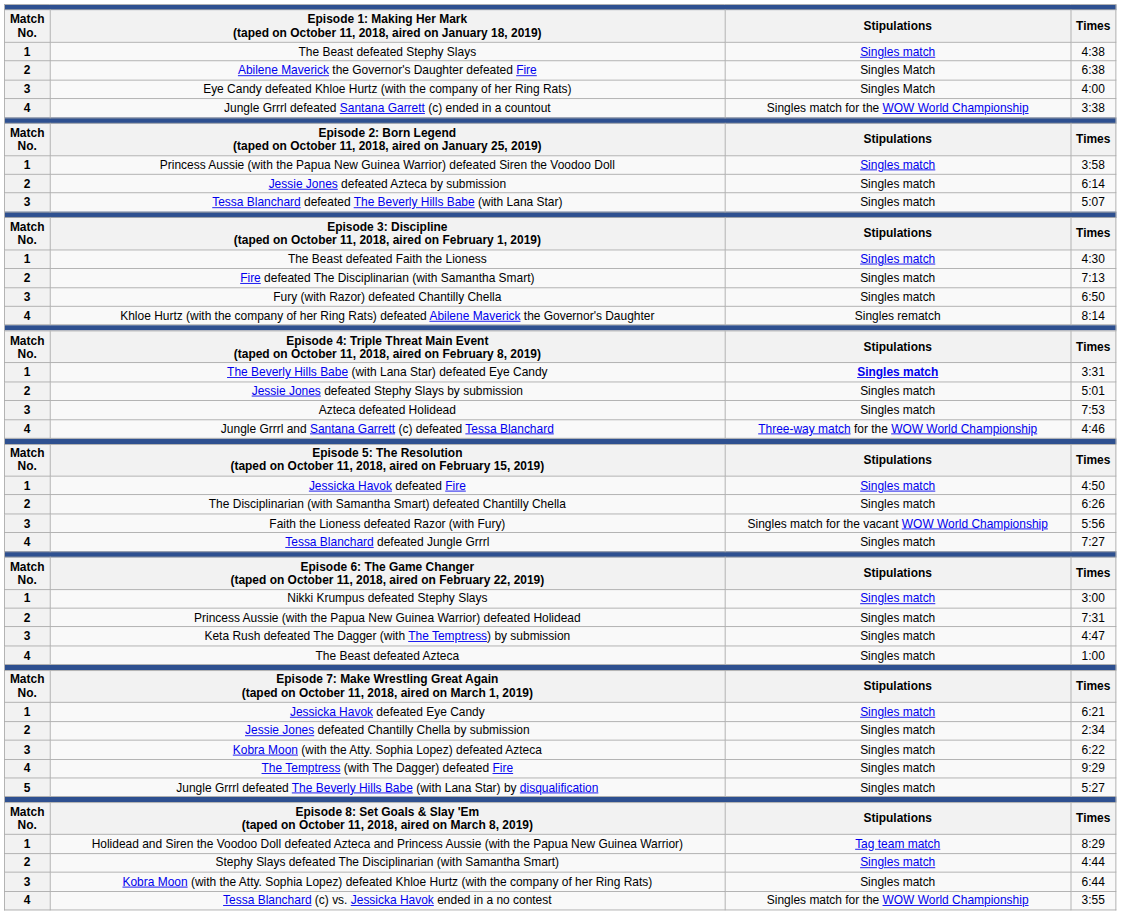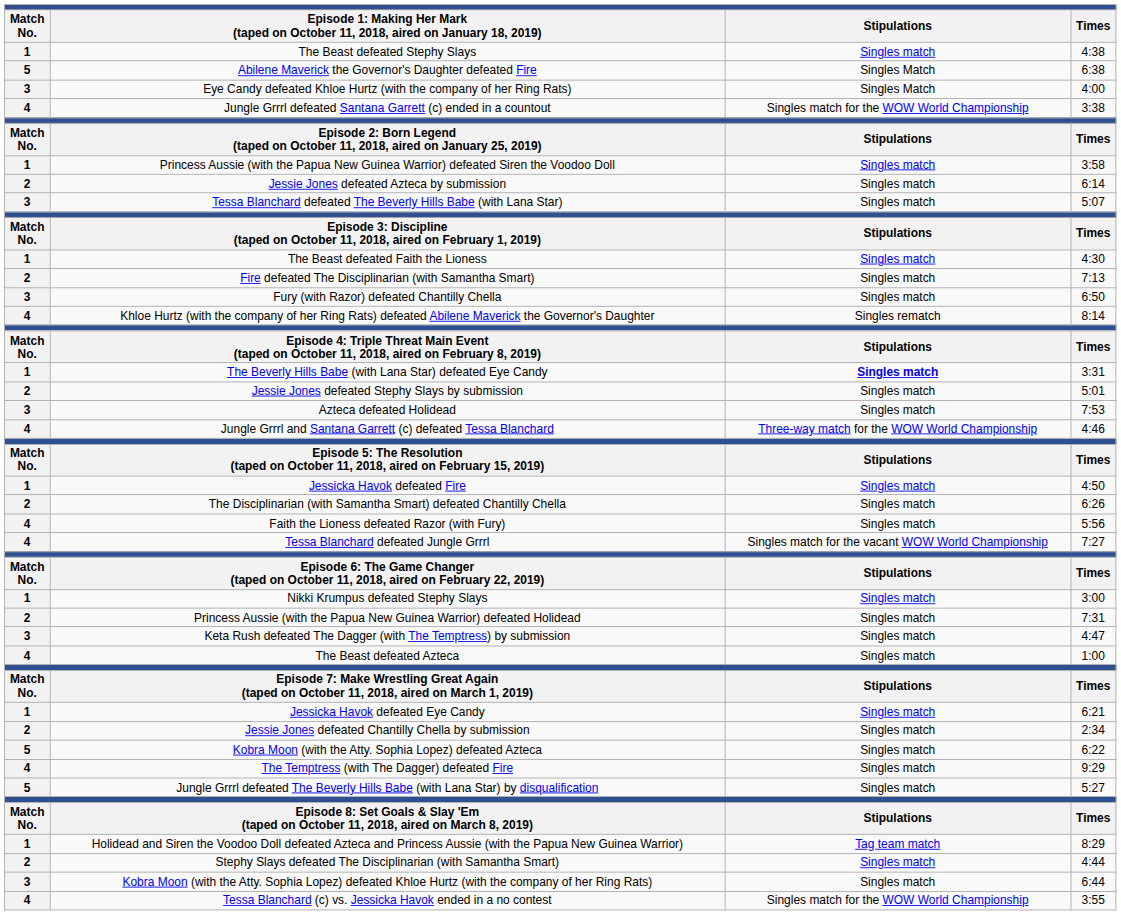(27, 70) 2 -> (27, 70) 5
(27, 523) 3 -> (27, 523) 4
(898, 523) Singles match for the vacant WOW World Championship -> (898, 523) Singles match
(898, 542) Singles match -> (898, 542) Singles match for the vacant WOW World Championship
(27, 749) 3 -> (27, 749) 5
